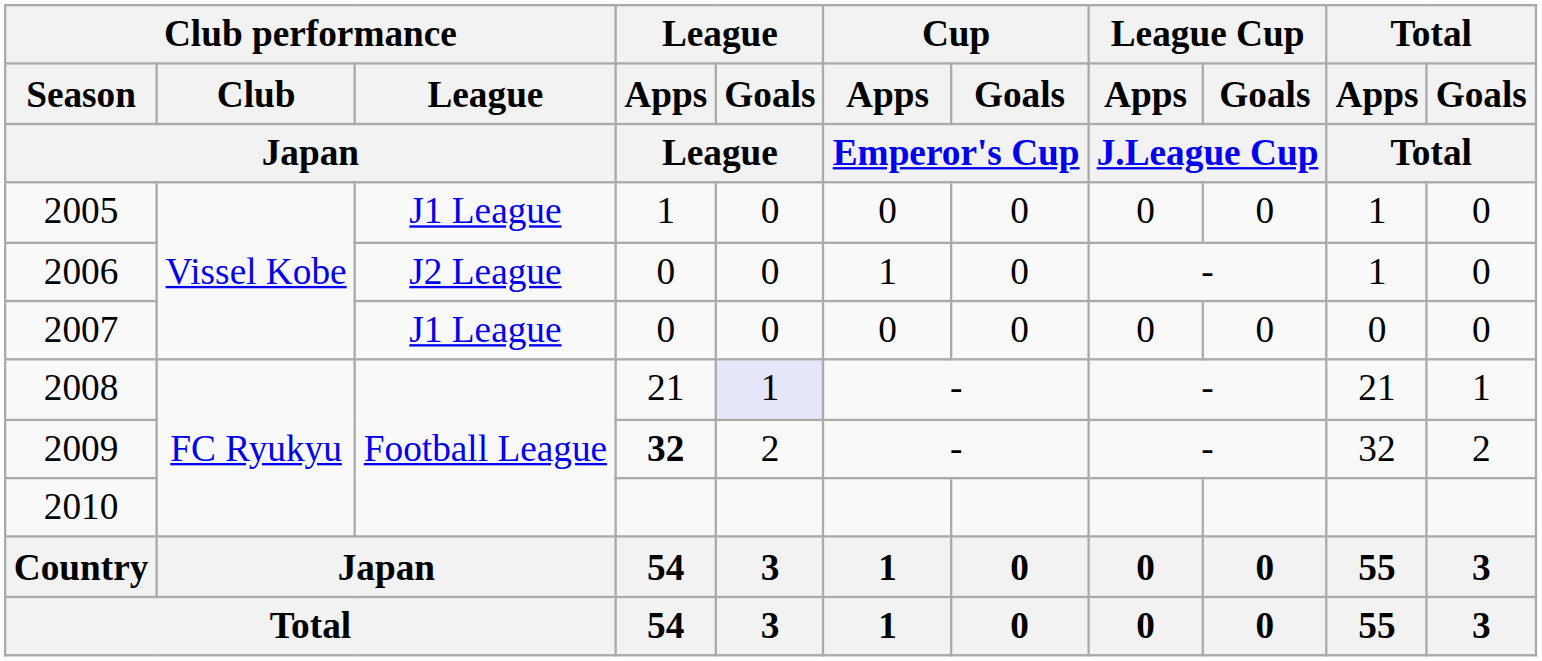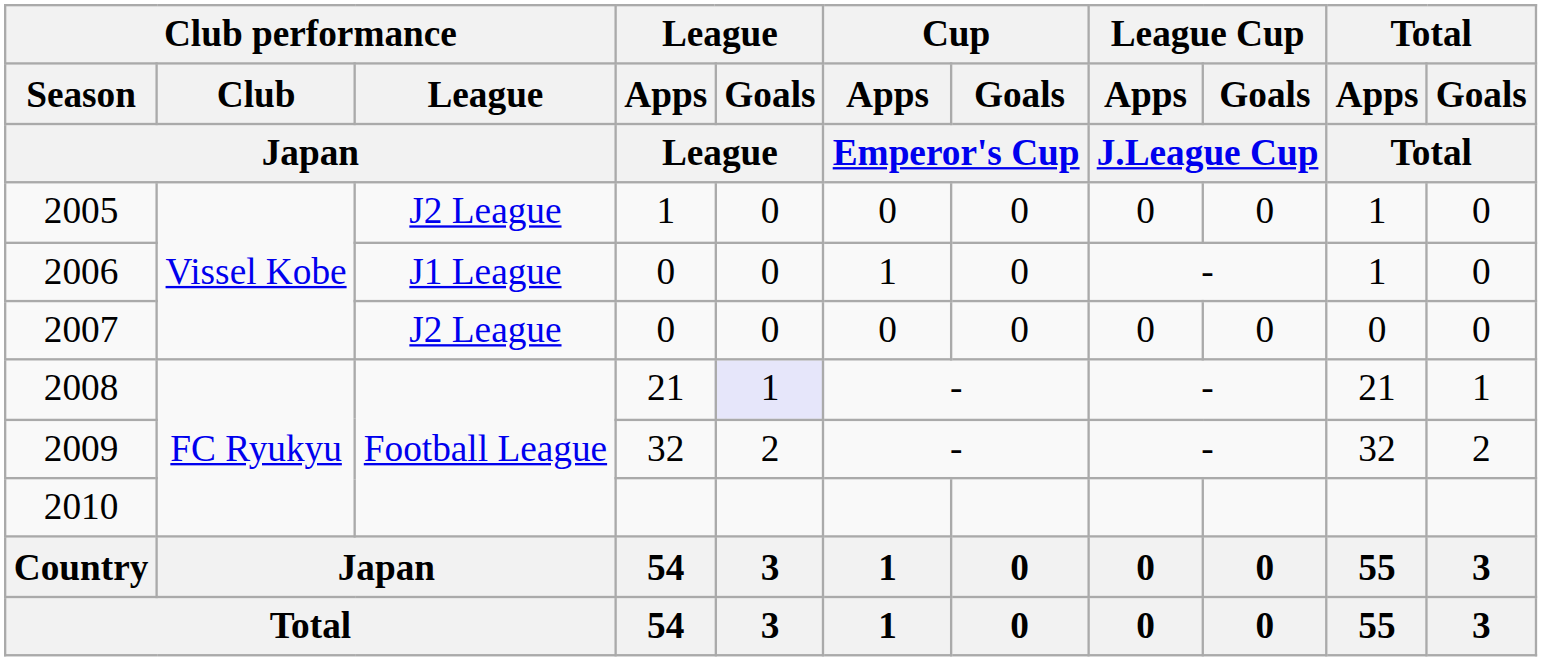(485, 211) J1 League -> (485, 211) J2 League
(485, 270) J2 League -> (485, 270) J1 League
(485, 329) J1 League -> (485, 329) J2 League
(666, 447) bold -> (666, 447) normal
